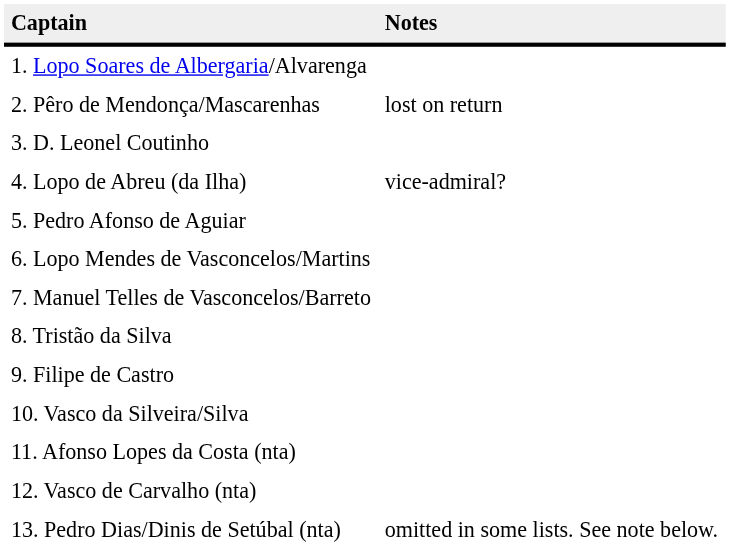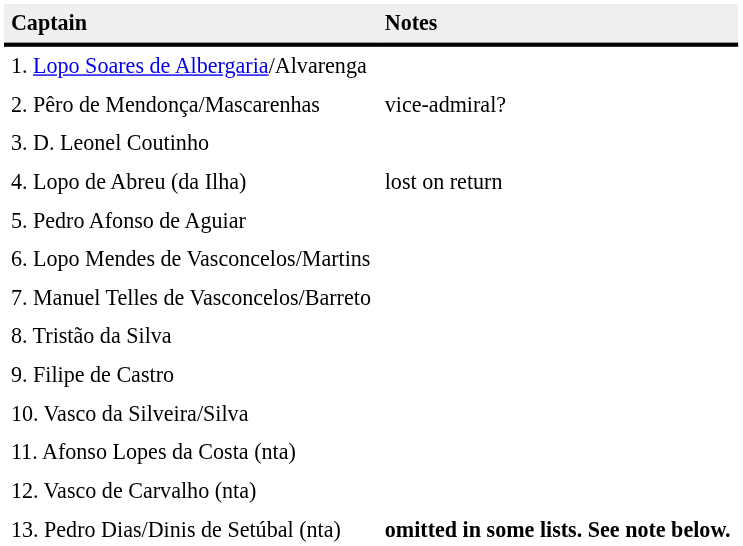(444, 104) lost on return -> (445, 104) vice-admiral?
(445, 181) vice-admiral? -> (444, 181) lost on return
(551, 529) normal -> (558, 529) bold
